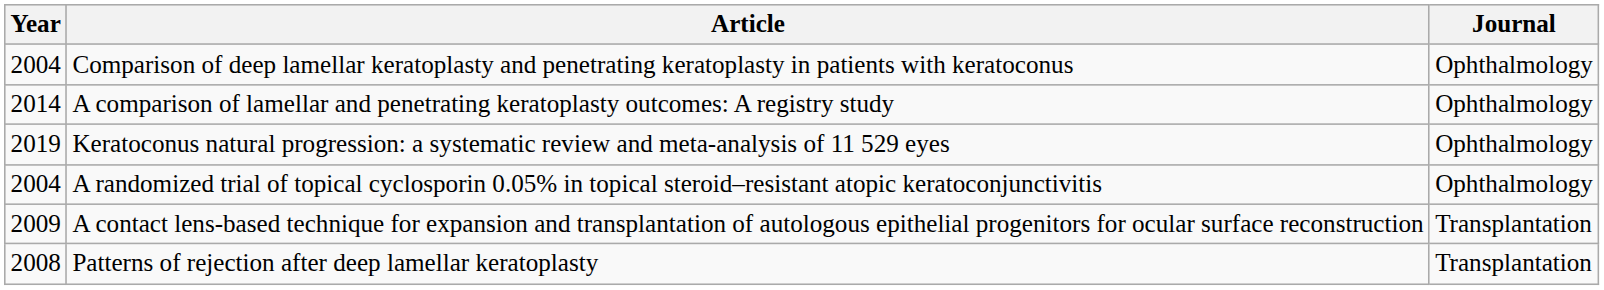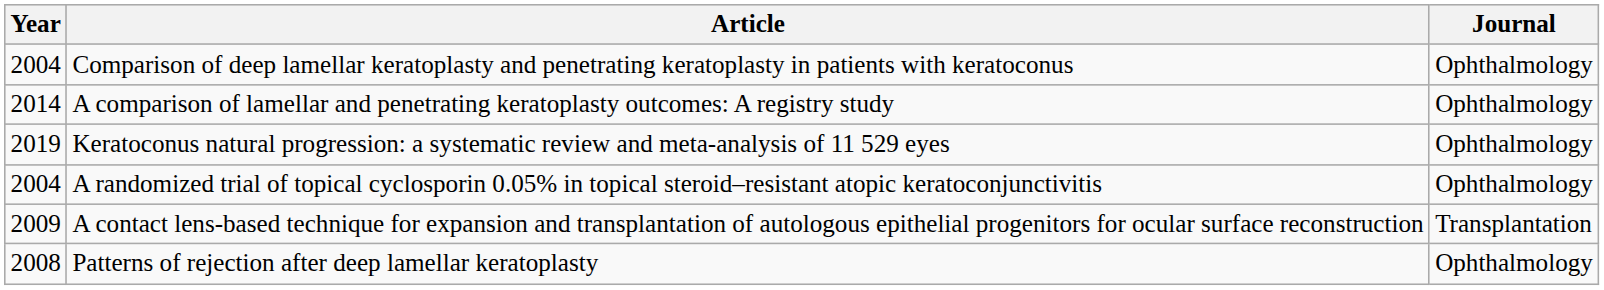(1514, 263) Transplantation -> (1514, 263) Ophthalmology
